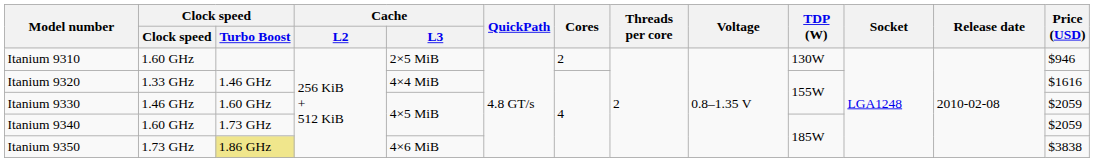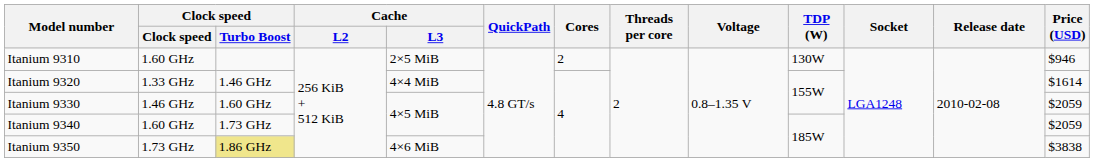(1065, 80) $1616 -> (1065, 80) $1614
